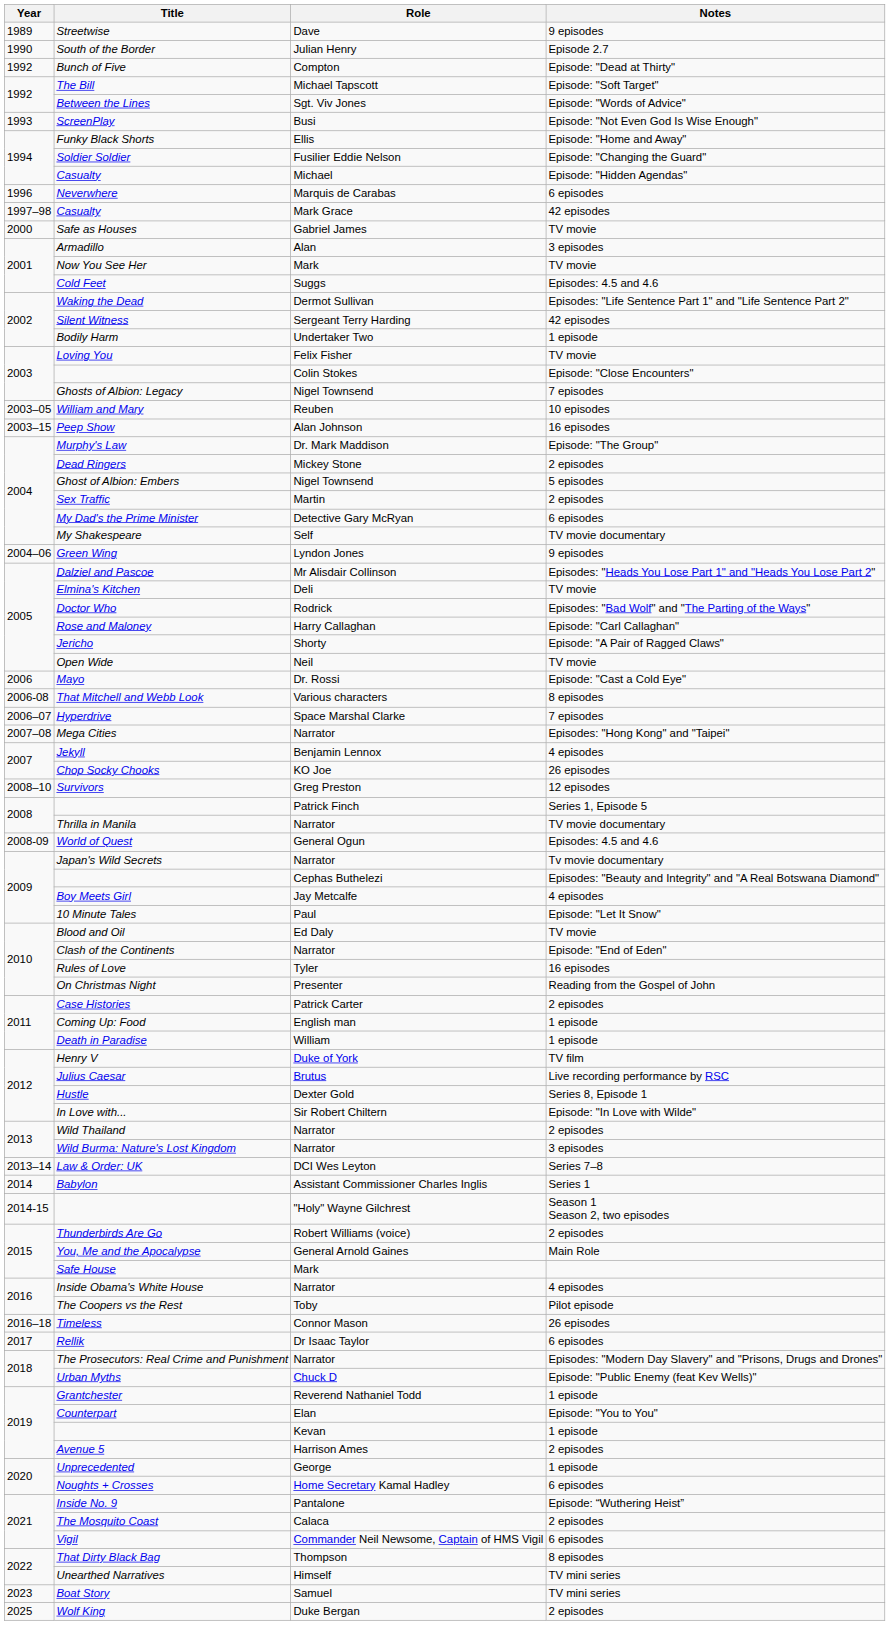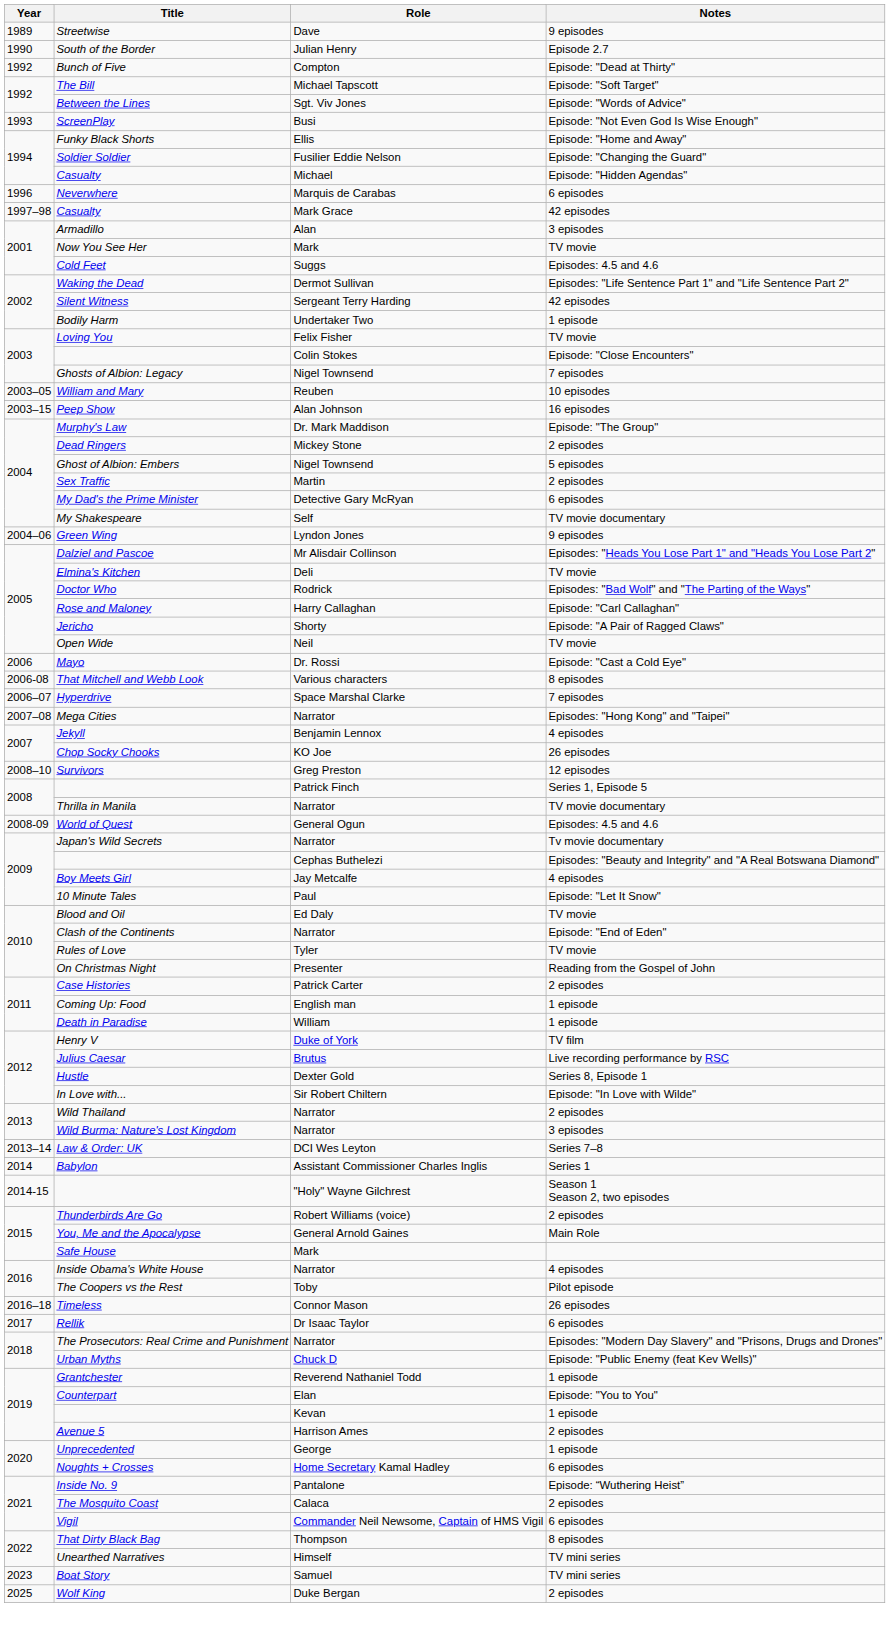- row: (97, 229)
(579, 968) 16 episodes -> (572, 950) TV movie
